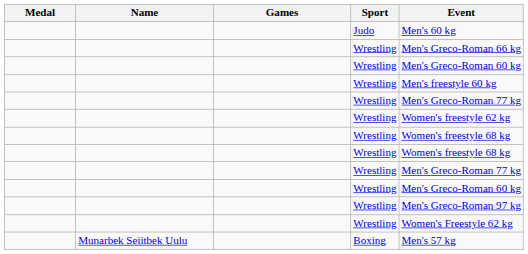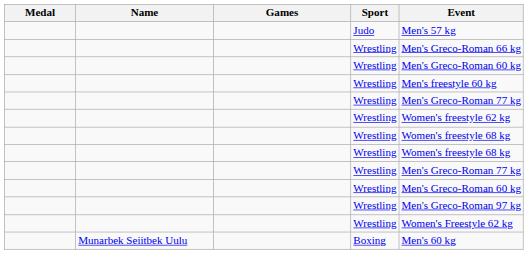(429, 30) Men's 60 kg -> (429, 30) Men's 57 kg
(429, 240) Men's 57 kg -> (429, 240) Men's 60 kg
